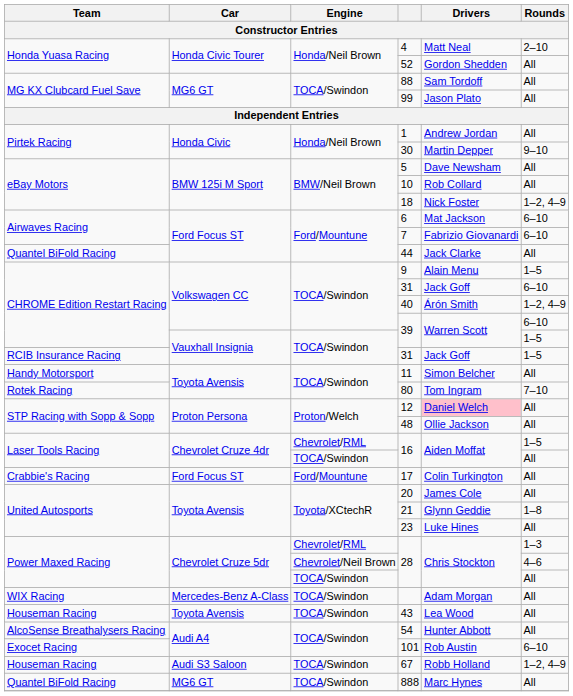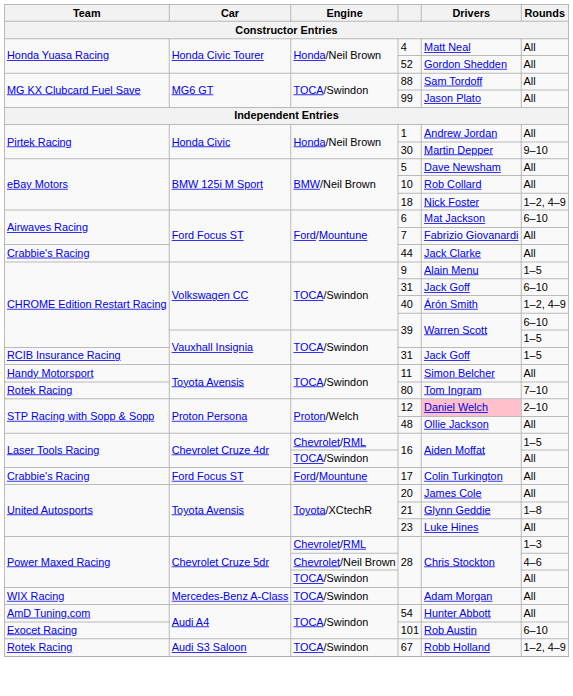(536, 47) 2–10 -> (530, 47) All
(536, 236) 6–10 -> (530, 236) All
(61, 253) Quantel BiFold Racing -> (48, 253) Crabbie's Racing
(530, 407) All -> (536, 407) 2–10
- row: (331, 613)
(86, 630) AlcoSense Breathalysers Racing -> (49, 613) AmD Tuning.com
(52, 664) Houseman Racing -> (40, 647) Rotek Racing
- row: (331, 681)
